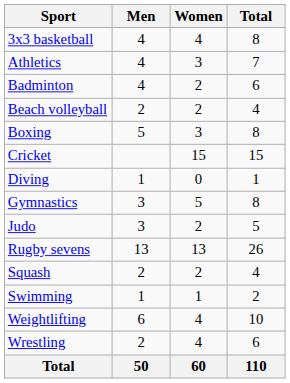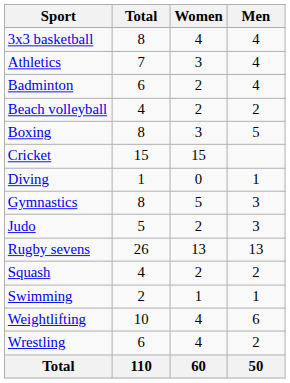columns swapped: (141, 16) <-> (256, 16)
